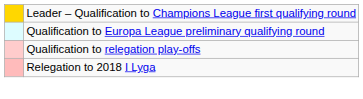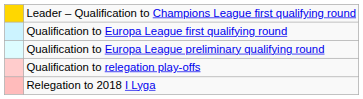+ row: (157, 31)
